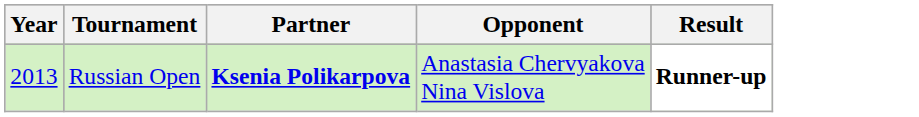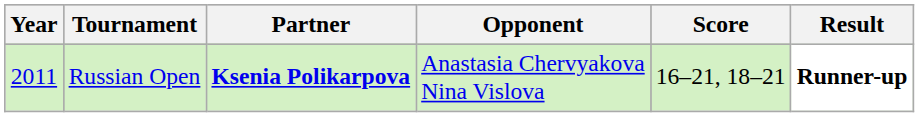+ column: (721, 24)
(34, 77) 2013 -> (34, 77) 2011
